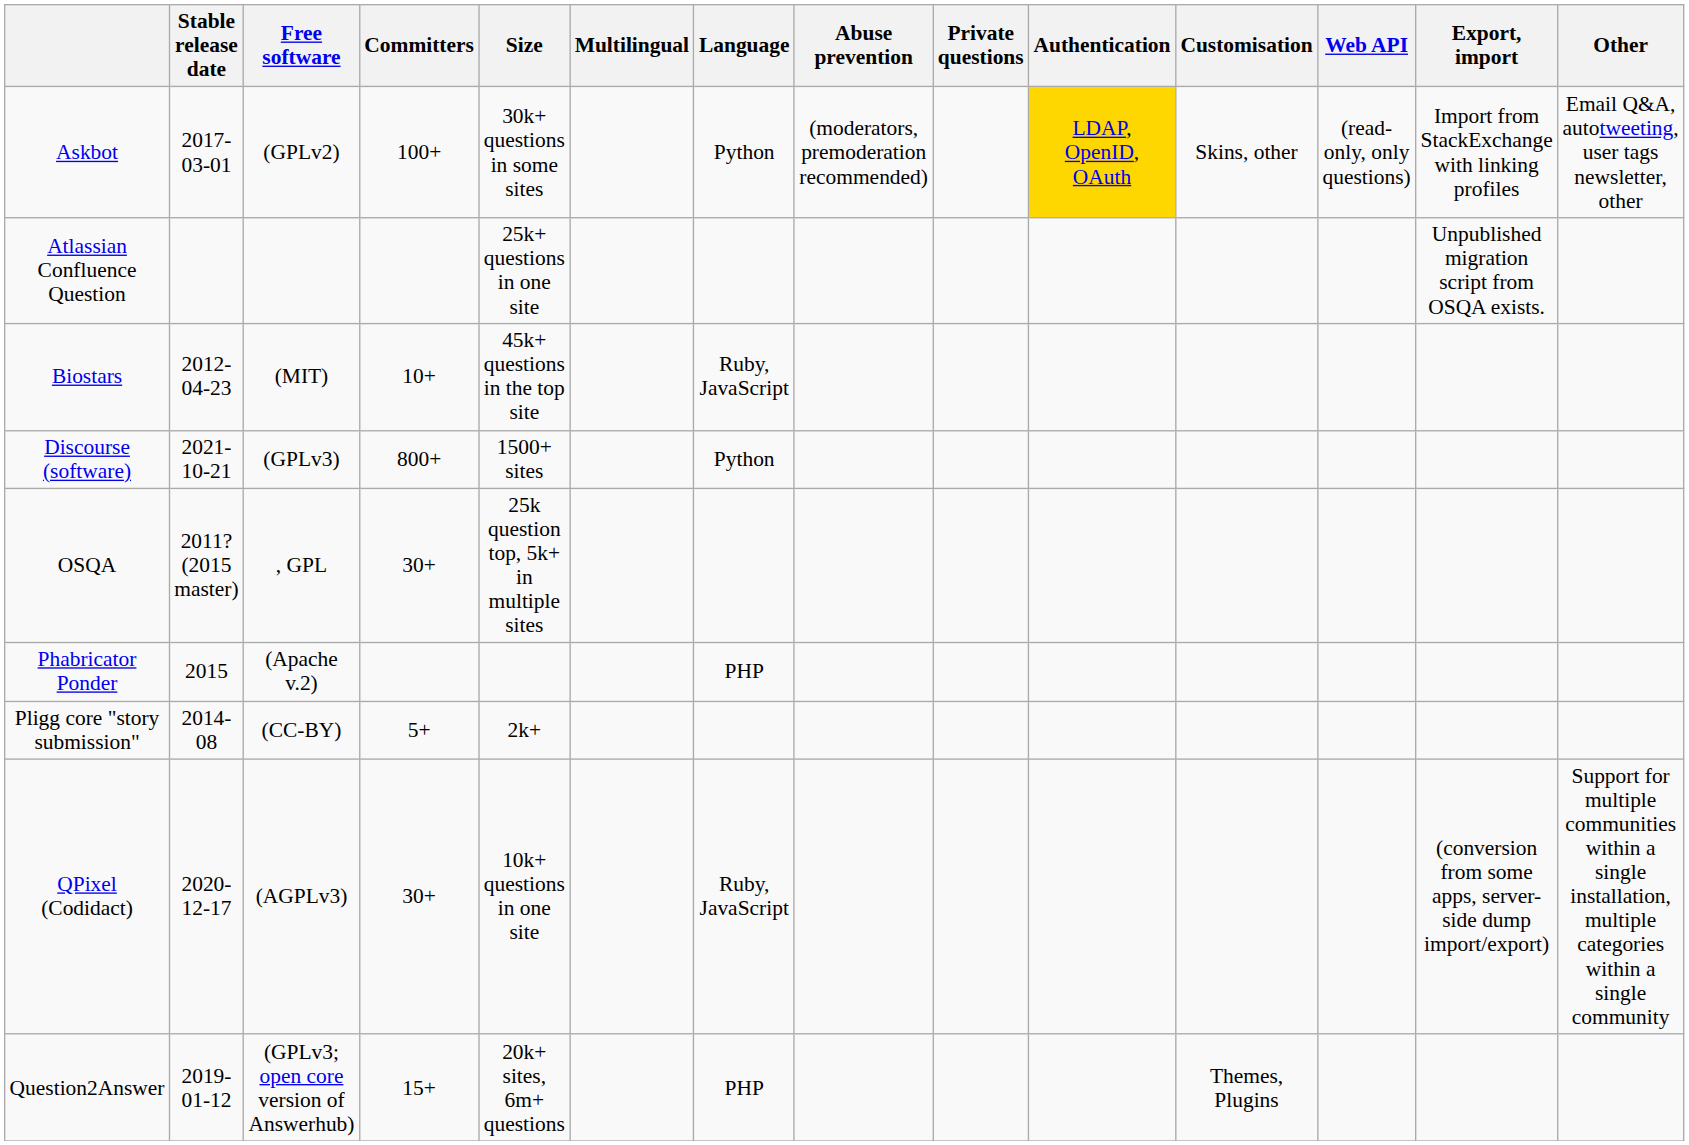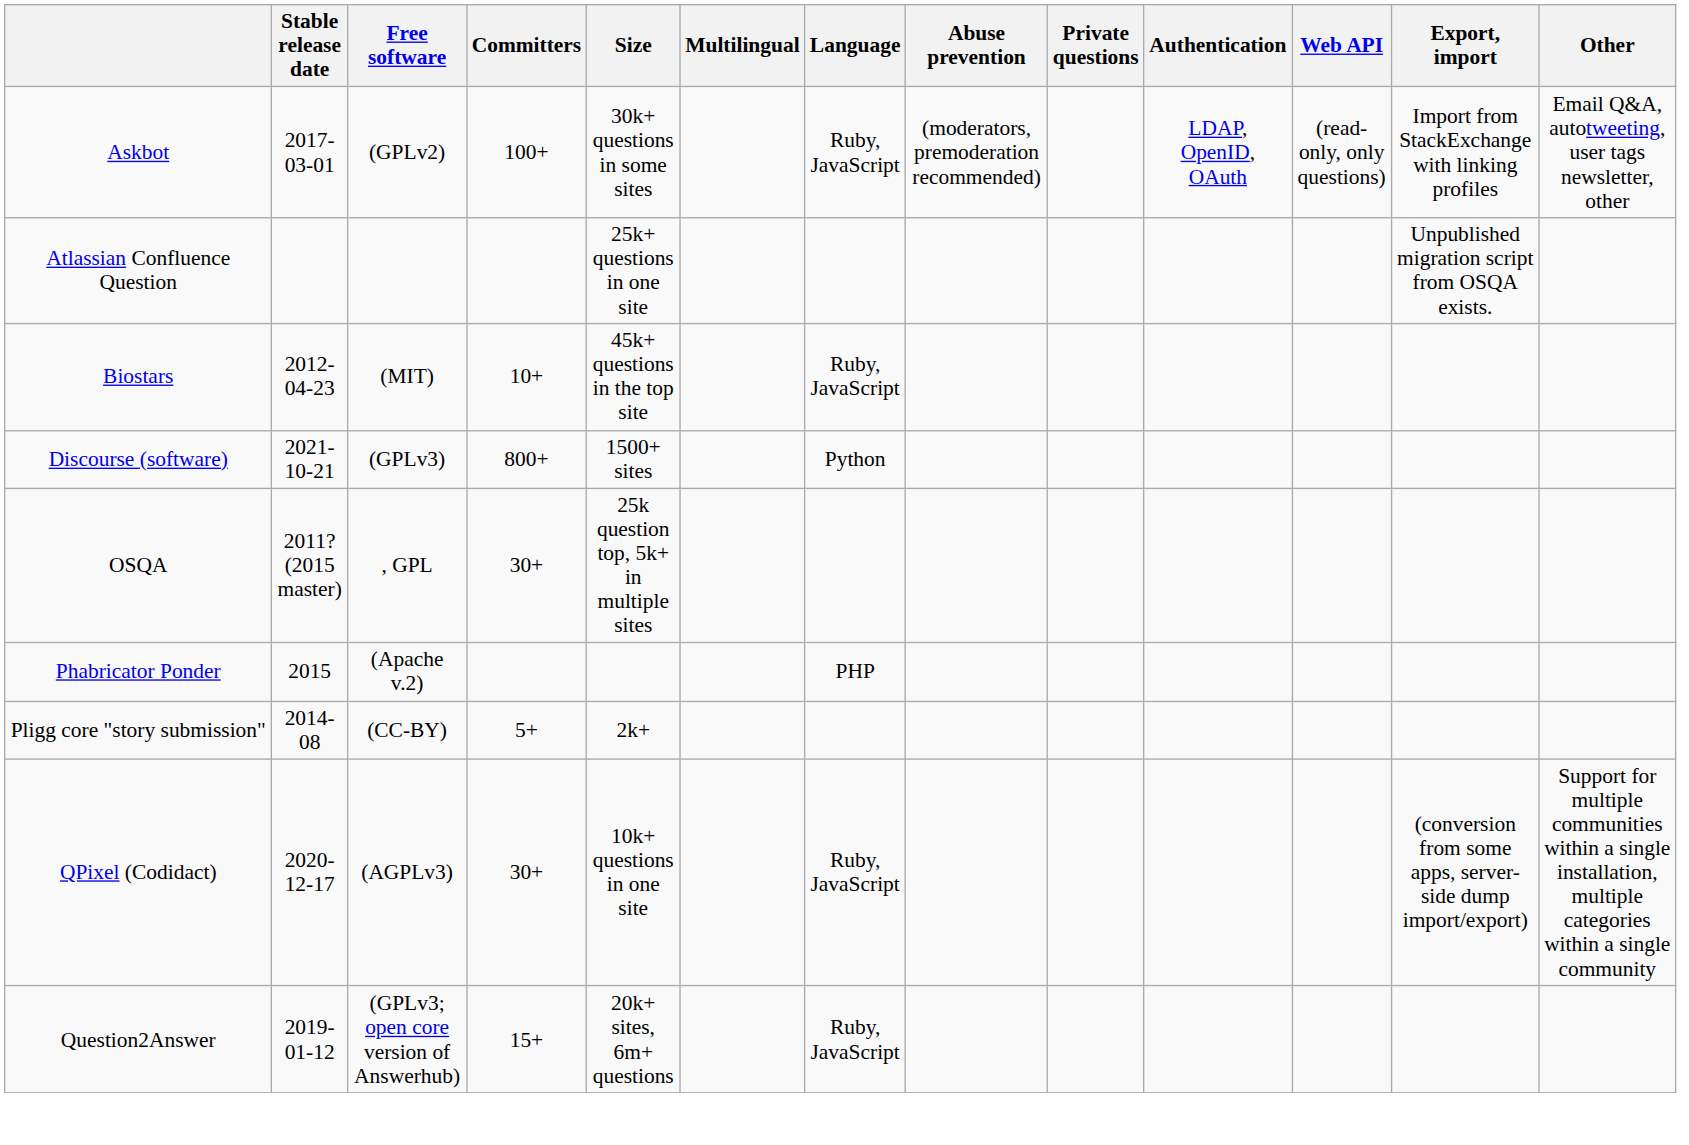- column: (1247, 45)
(744, 151) Python -> (855, 151) Ruby, JavaScript
(1102, 151) gold background -> (1218, 151) no background
(744, 1087) PHP -> (855, 1039) Ruby, JavaScript
